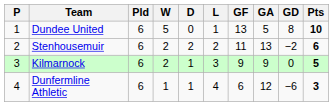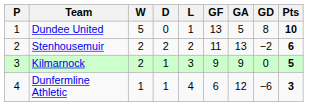- column: (141, 13)
